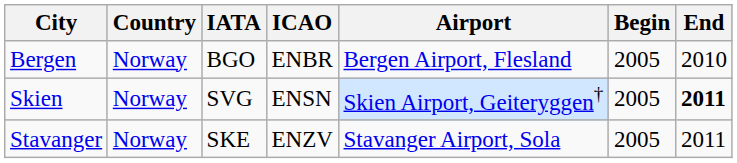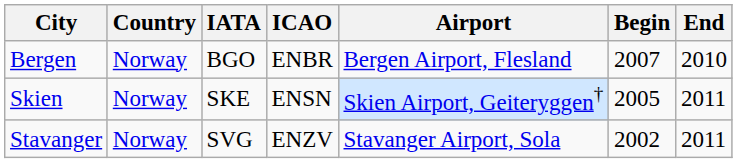(637, 59) 2005 -> (637, 59) 2007
(230, 98) SVG -> (228, 98) SKE
(703, 98) bold -> (704, 98) normal
(228, 138) SKE -> (230, 138) SVG
(637, 138) 2005 -> (637, 138) 2002
